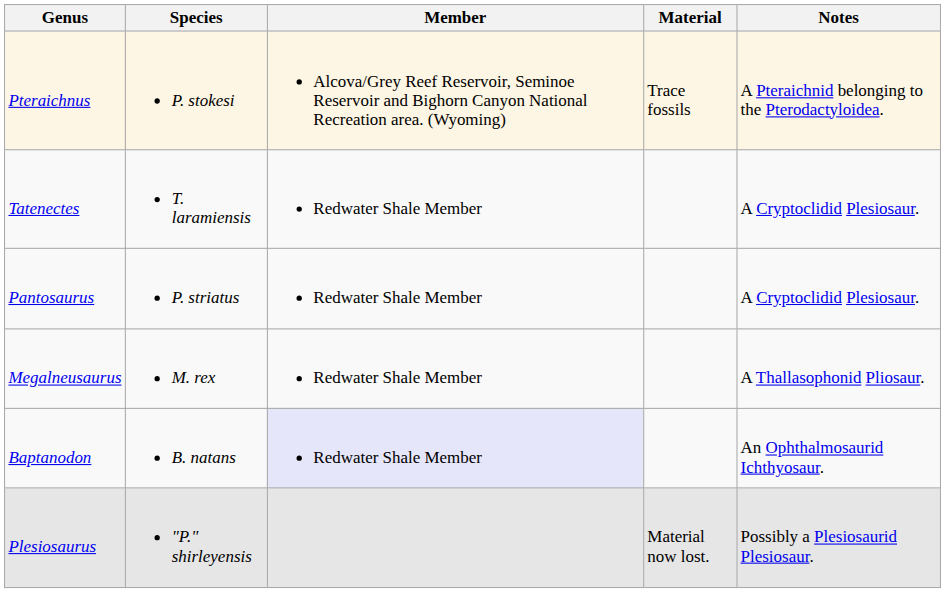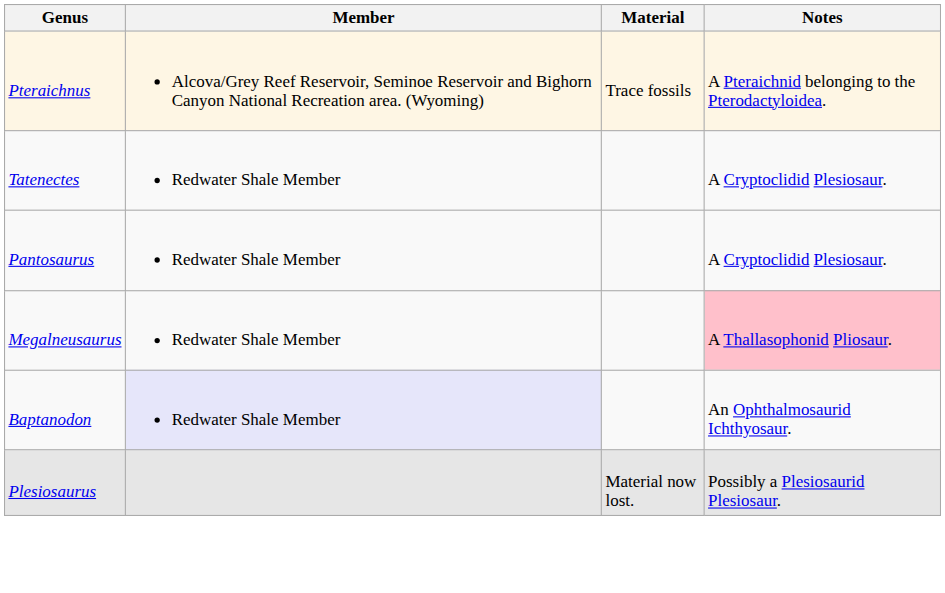- column: (196, 17)
(833, 377) no background -> (800, 339) pink background
